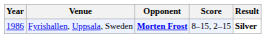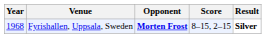(15, 26) 1986 -> (15, 26) 1968
